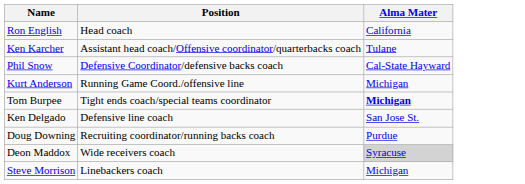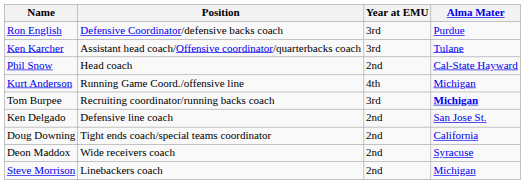+ column: (397, 13)
(106, 30) Head coach -> (182, 30) Defensive Coordinator/defensive backs coach
(388, 30) California -> (449, 30) Purdue
(182, 65) Defensive Coordinator/defensive backs coach -> (106, 65) Head coach
(176, 100) Tight ends coach/special teams coordinator -> (177, 100) Recruiting coordinator/running backs coach
(177, 135) Recruiting coordinator/running backs coach -> (176, 135) Tight ends coach/special teams coordinator
(382, 135) Purdue -> (456, 135) California
(386, 153) lightgrey background -> (453, 153) no background
